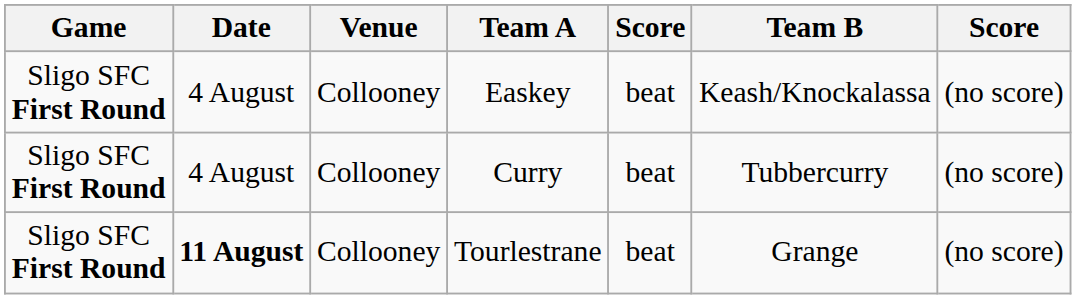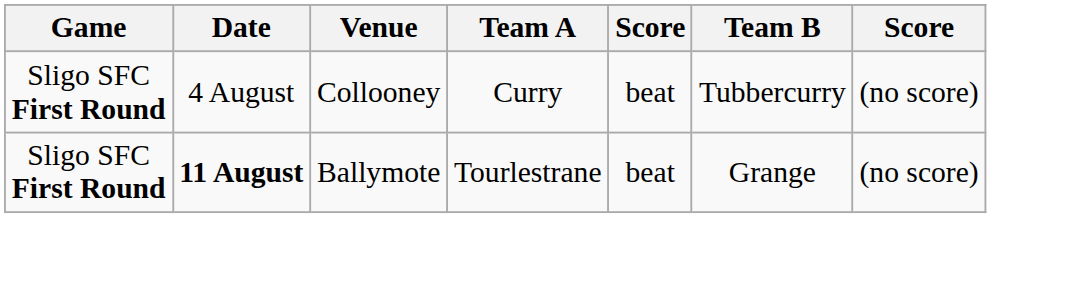- row: (528, 91)
(379, 252) Collooney -> (379, 171) Ballymote
